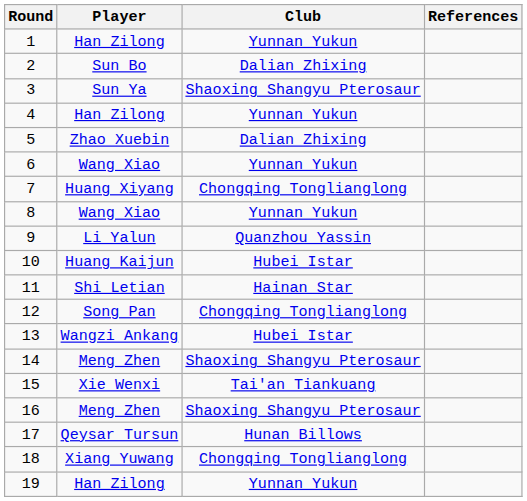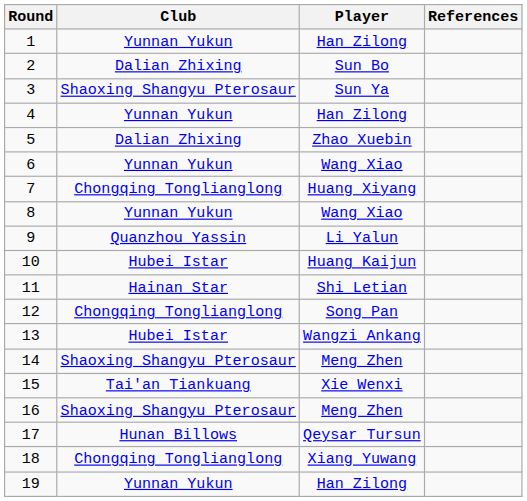columns swapped: (119, 17) <-> (303, 17)
